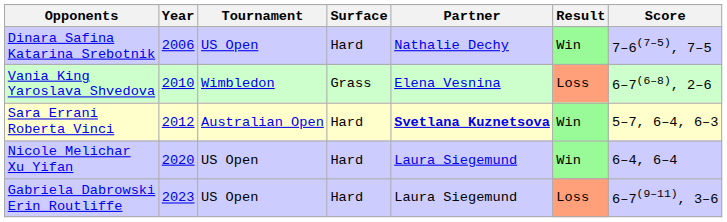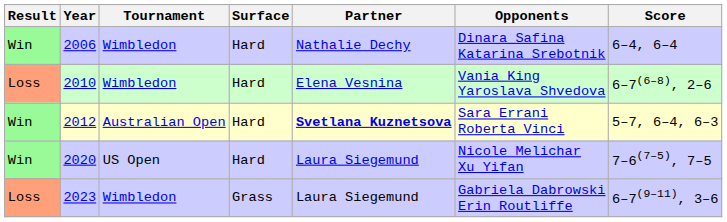columns swapped: (581, 16) <-> (82, 16)
(230, 46) US Open -> (140, 46) Wimbledon
(662, 46) 7–6(7–5), 7–5 -> (645, 46) 6–4, 6–4
(351, 84) Grass -> (248, 84) Hard
(645, 160) 6–4, 6–4 -> (662, 160) 7–6(7–5), 7–5
(230, 198) US Open -> (140, 198) Wimbledon
(347, 198) Hard -> (253, 198) Grass
